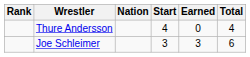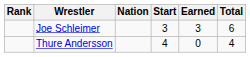rows swapped: (74, 28) <-> (68, 44)
